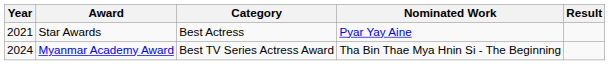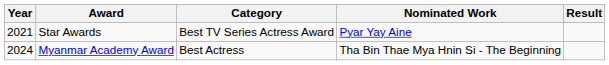(212, 32) Best Actress -> (257, 32) Best TV Series Actress Award
(257, 50) Best TV Series Actress Award -> (212, 50) Best Actress
